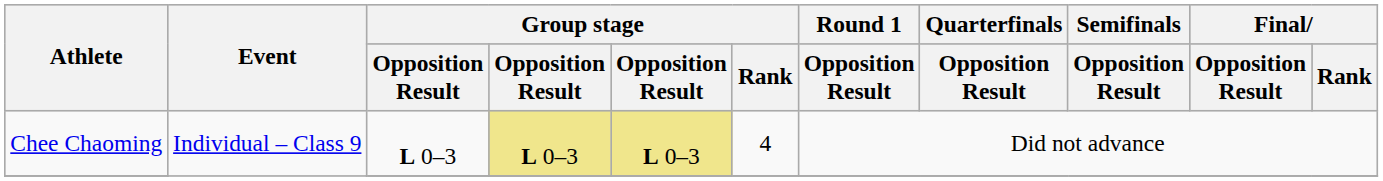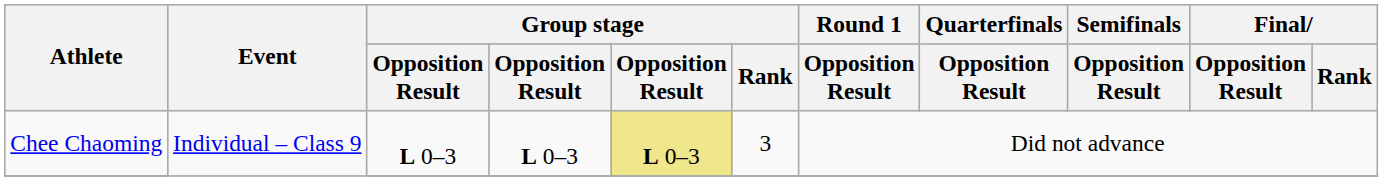(550, 157) khaki background -> (550, 157) no background
(765, 143) 4 -> (765, 143) 3
